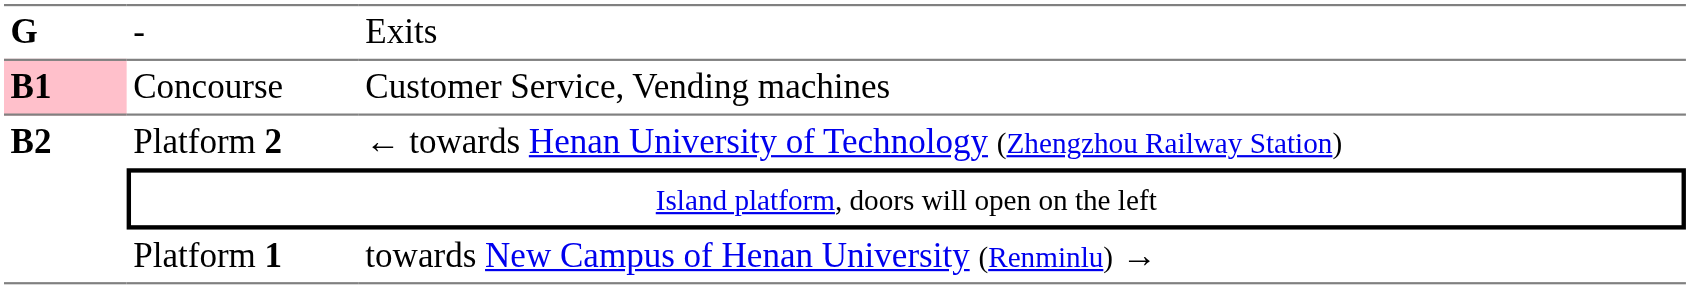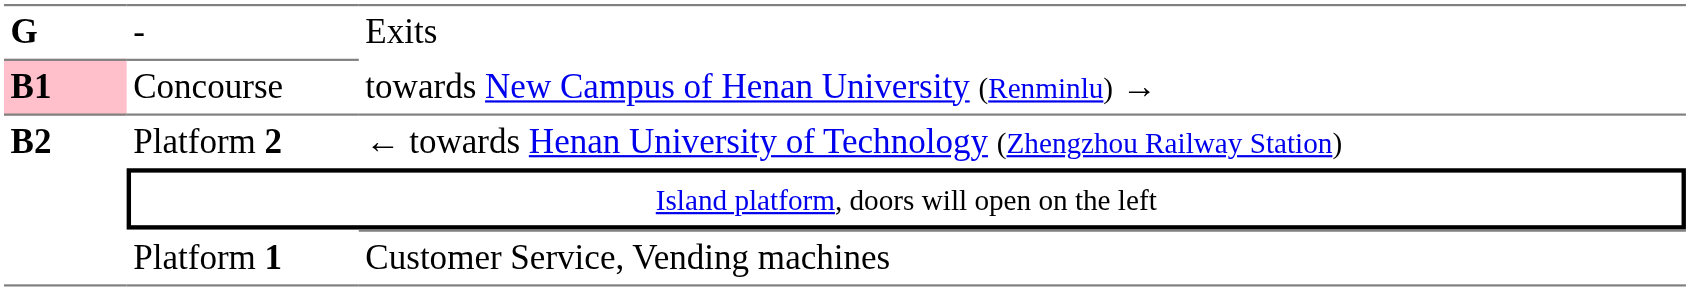(628, 86) Customer Service, Vending machines -> (761, 85) towards New Campus of Henan University (Renminlu) →
(761, 255) towards New Campus of Henan University (Renminlu) → -> (628, 257) Customer Service, Vending machines
